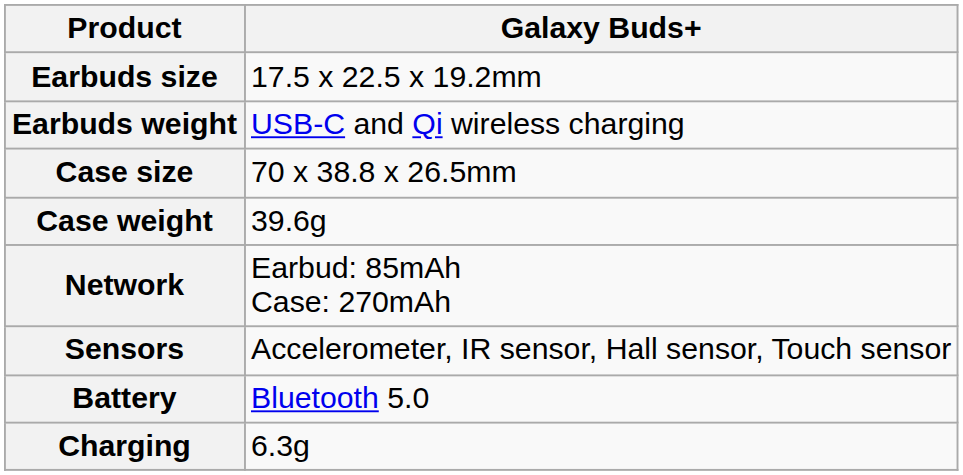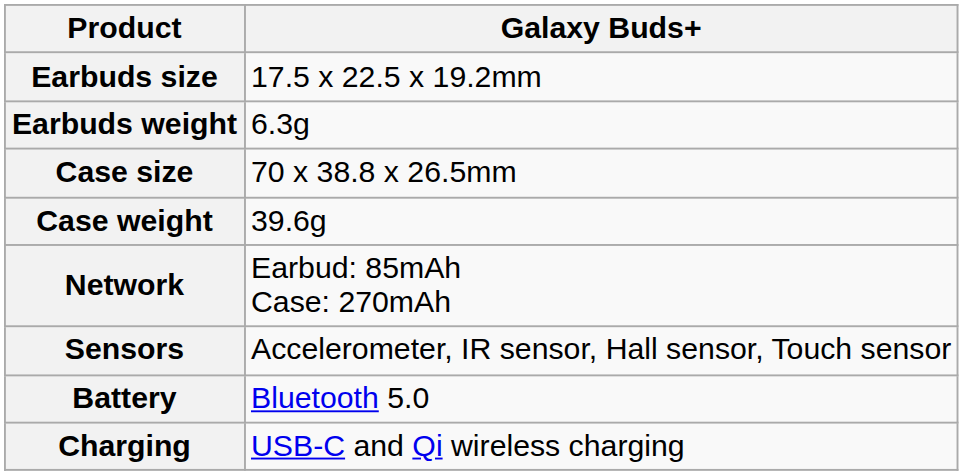(468, 124) USB-C and Qi wireless charging -> (280, 124) 6.3g
(280, 446) 6.3g -> (468, 446) USB-C and Qi wireless charging
